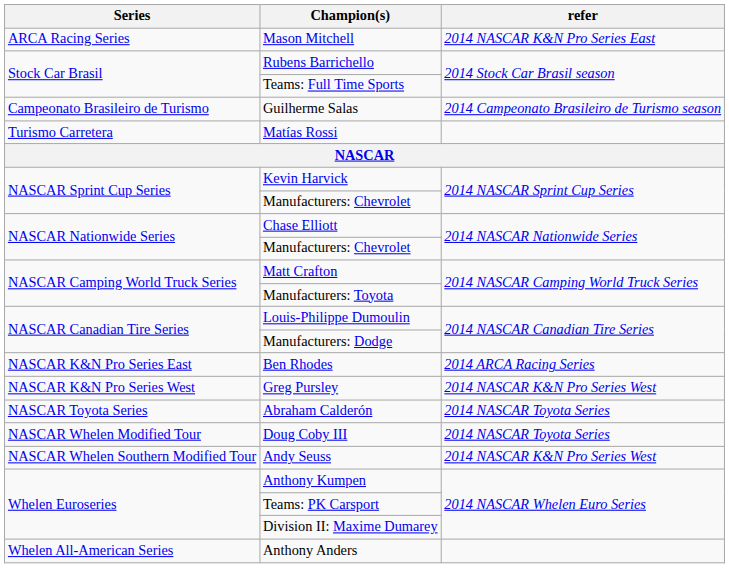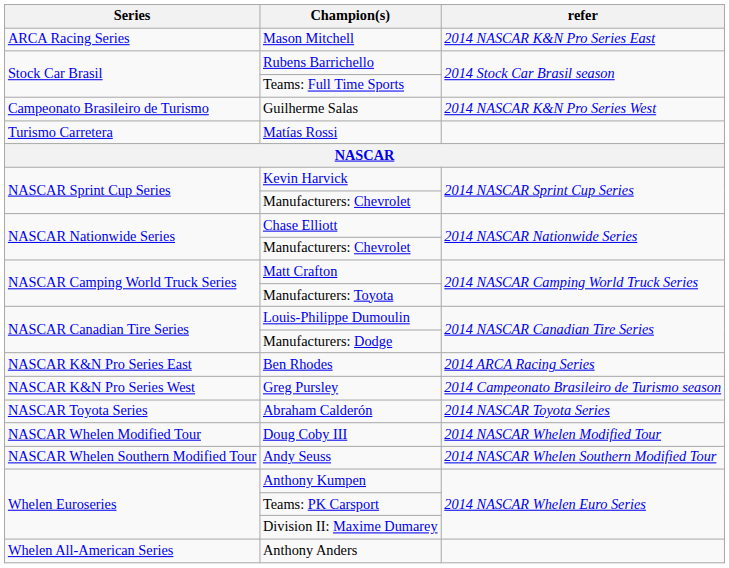(583, 108) 2014 Campeonato Brasileiro de Turismo season -> (550, 108) 2014 NASCAR K&N Pro Series West
(550, 387) 2014 NASCAR K&N Pro Series West -> (583, 387) 2014 Campeonato Brasileiro de Turismo season
(527, 434) 2014 NASCAR Toyota Series -> (553, 434) 2014 NASCAR Whelen Modified Tour
(550, 457) 2014 NASCAR K&N Pro Series West -> (580, 457) 2014 NASCAR Whelen Southern Modified Tour
